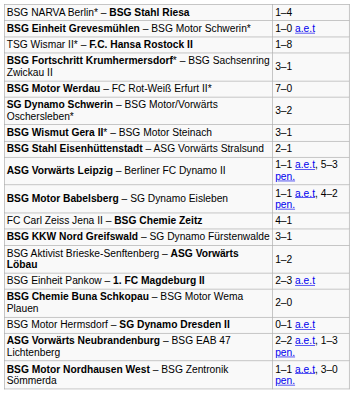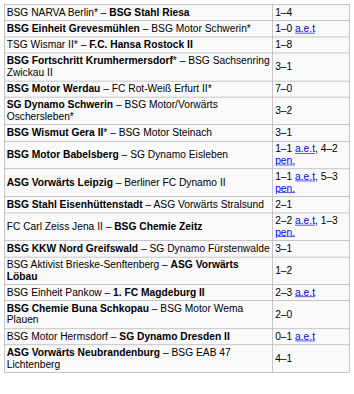rows swapped: (135, 149) <-> (117, 199)
(284, 221) 4–1 -> (306, 226) 2–2 a.e.t, 1–3 pen.
(306, 347) 2–2 a.e.t, 1–3 pen. -> (284, 358) 4–1
- row: (118, 375)
